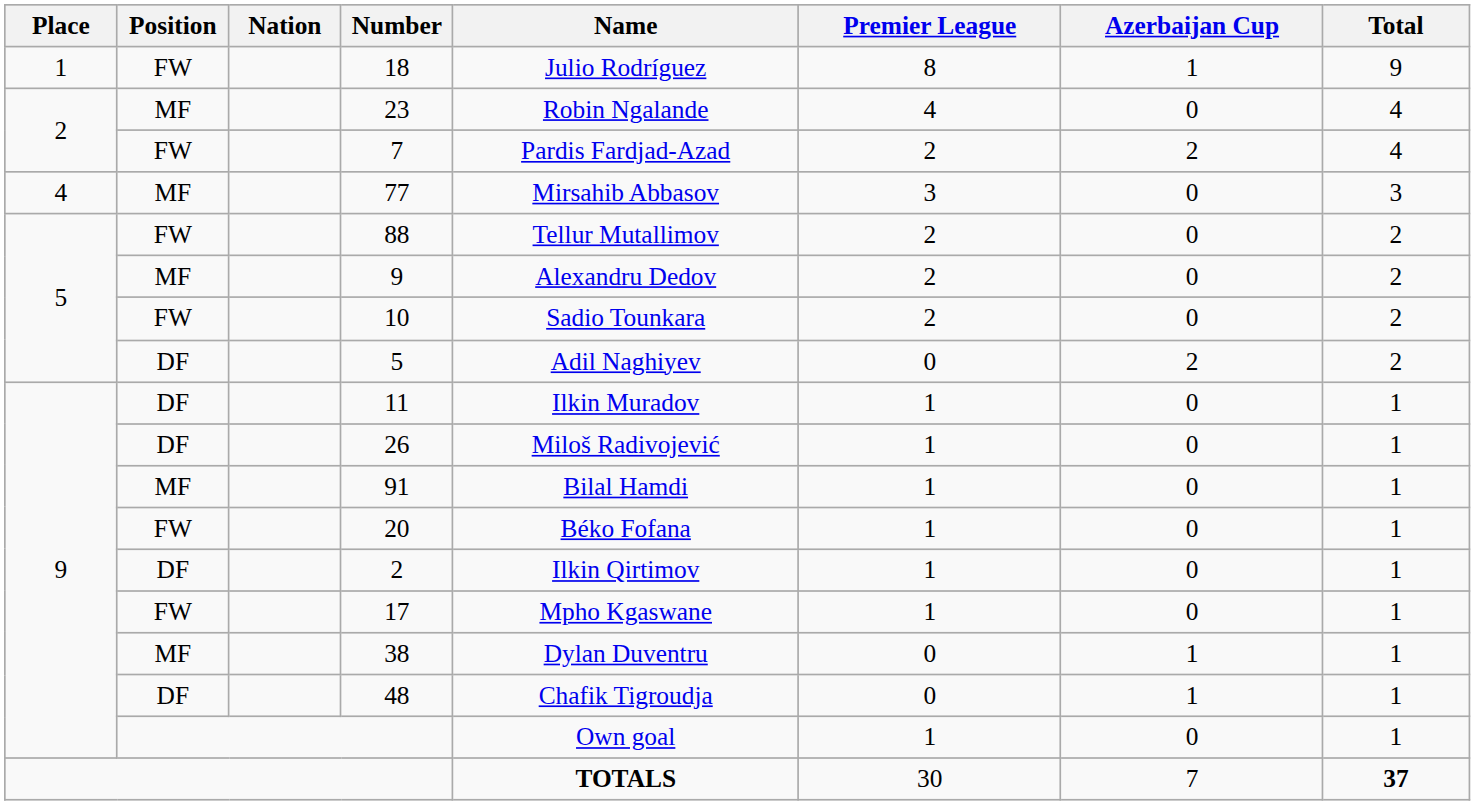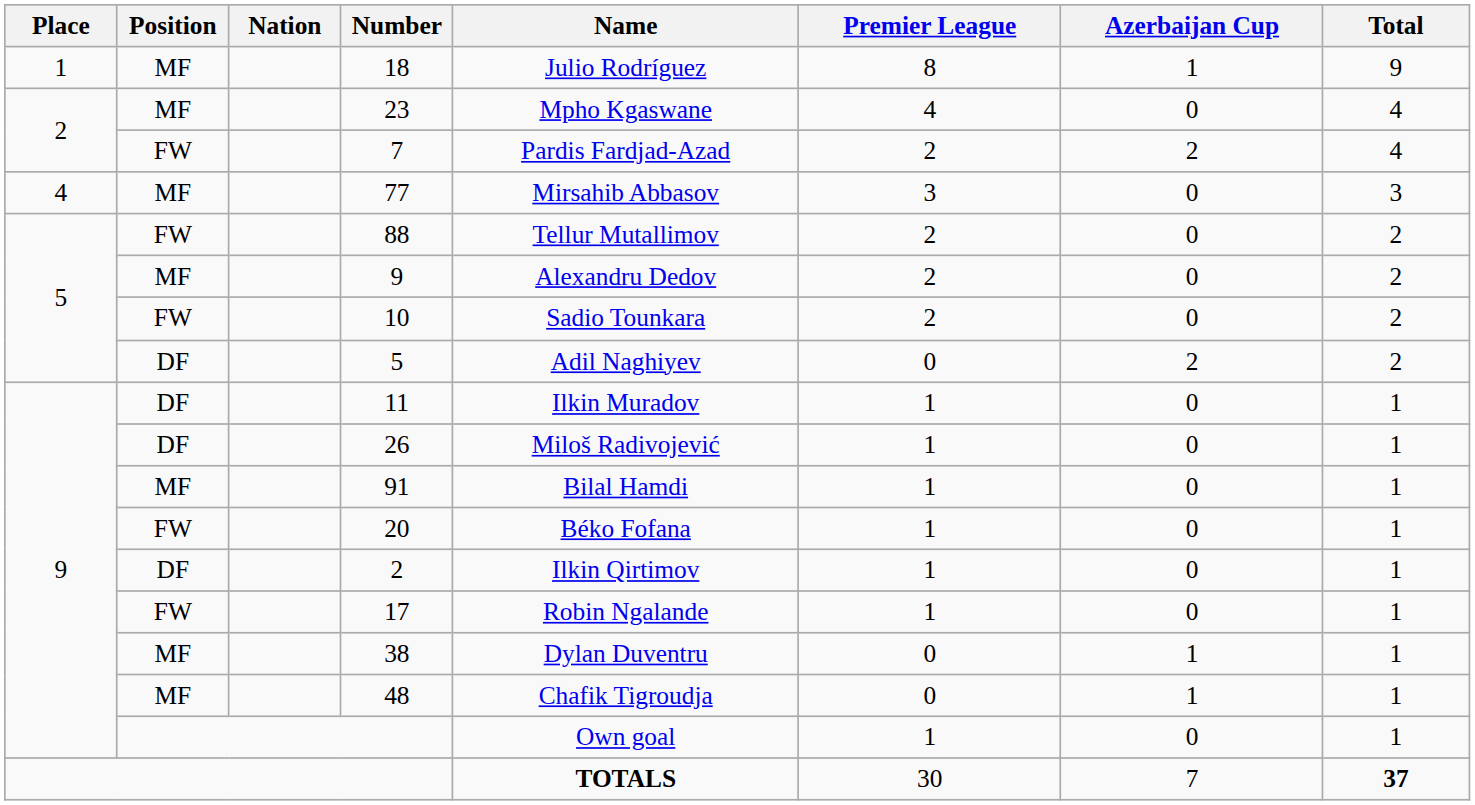(173, 67) FW -> (173, 67) MF
(626, 109) Robin Ngalande -> (626, 109) Mpho Kgaswane
(626, 611) Mpho Kgaswane -> (626, 611) Robin Ngalande
(173, 695) DF -> (173, 695) MF
